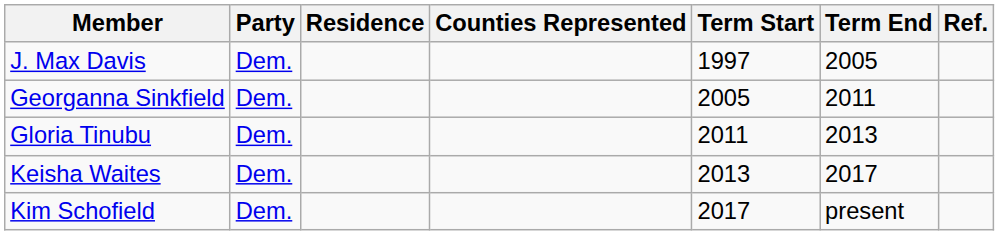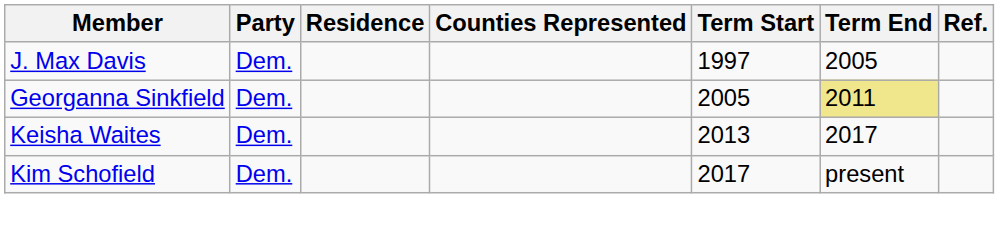(851, 98) no background -> (851, 98) khaki background
- row: (81, 135)
